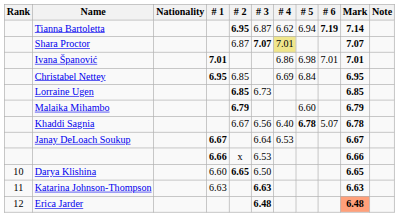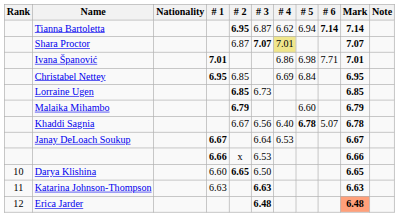(329, 28) 7.19 -> (329, 28) 7.14
(329, 60) 7.01 -> (329, 60) 7.71
